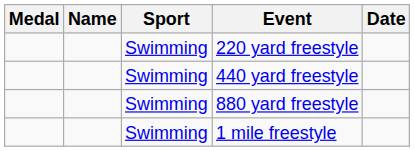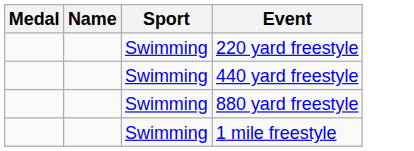- column: (386, 19)
